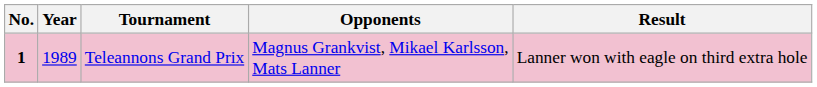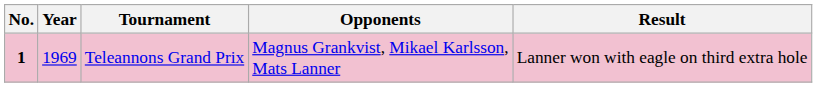(59, 57) 1989 -> (59, 57) 1969
